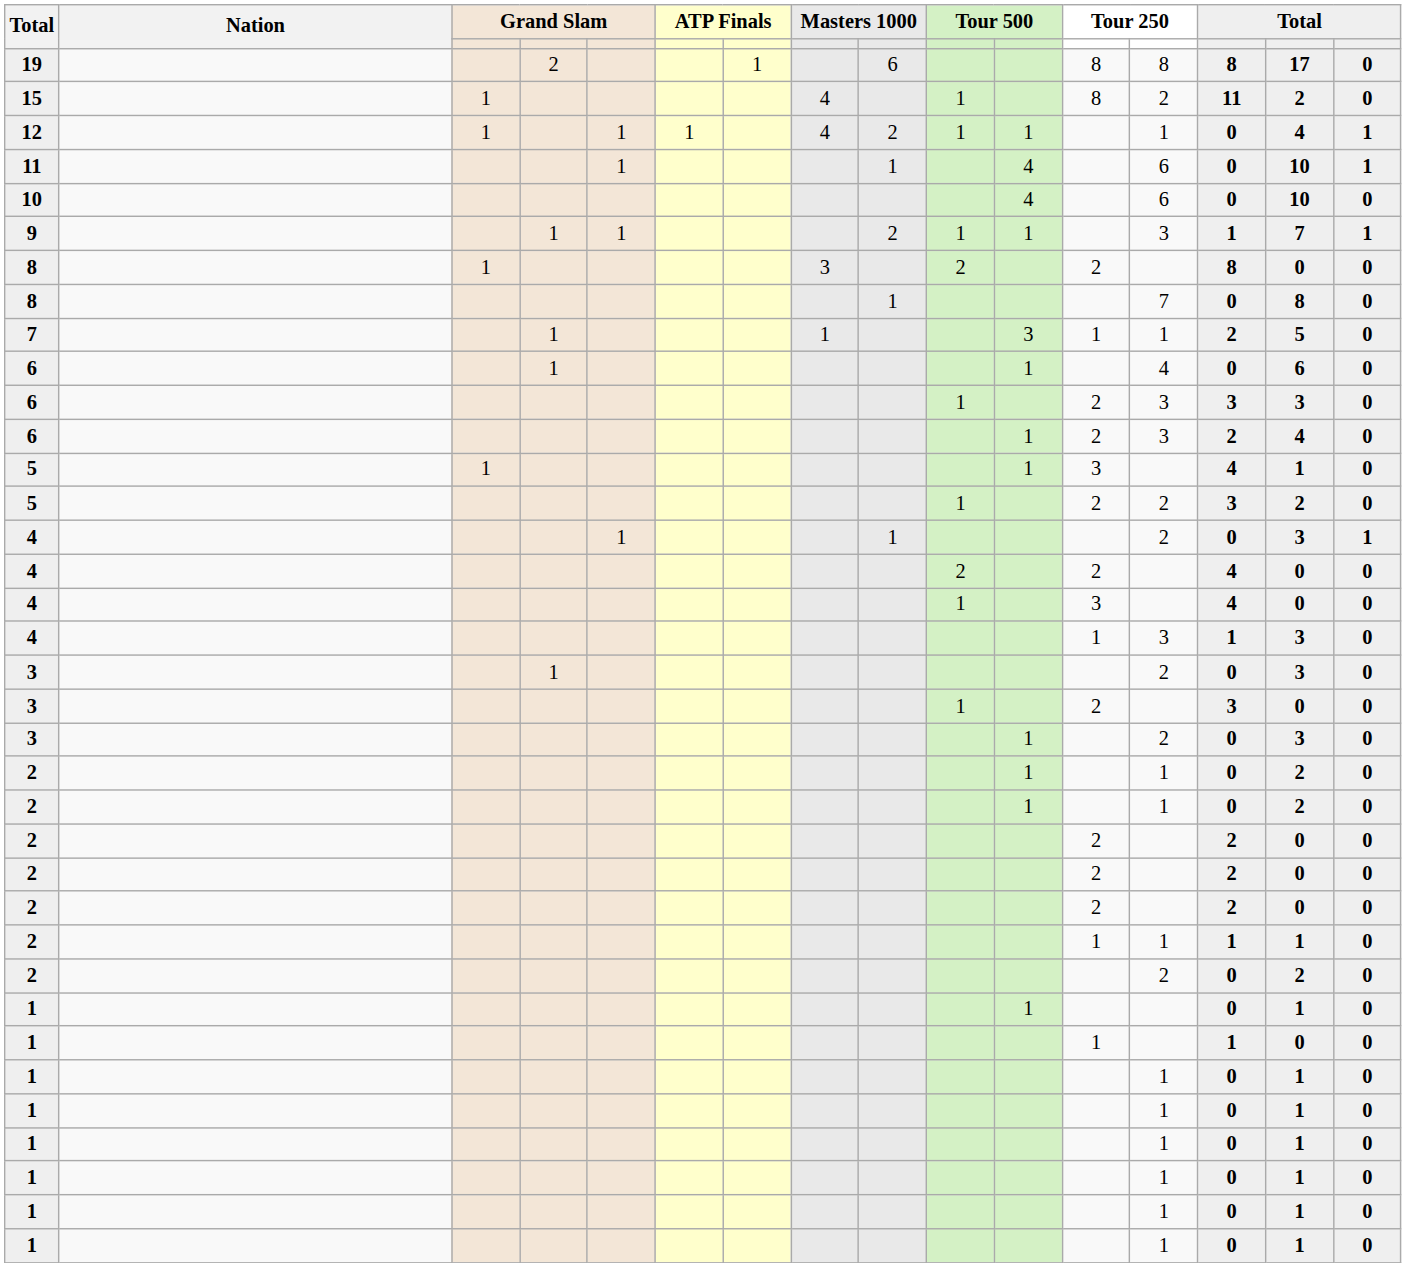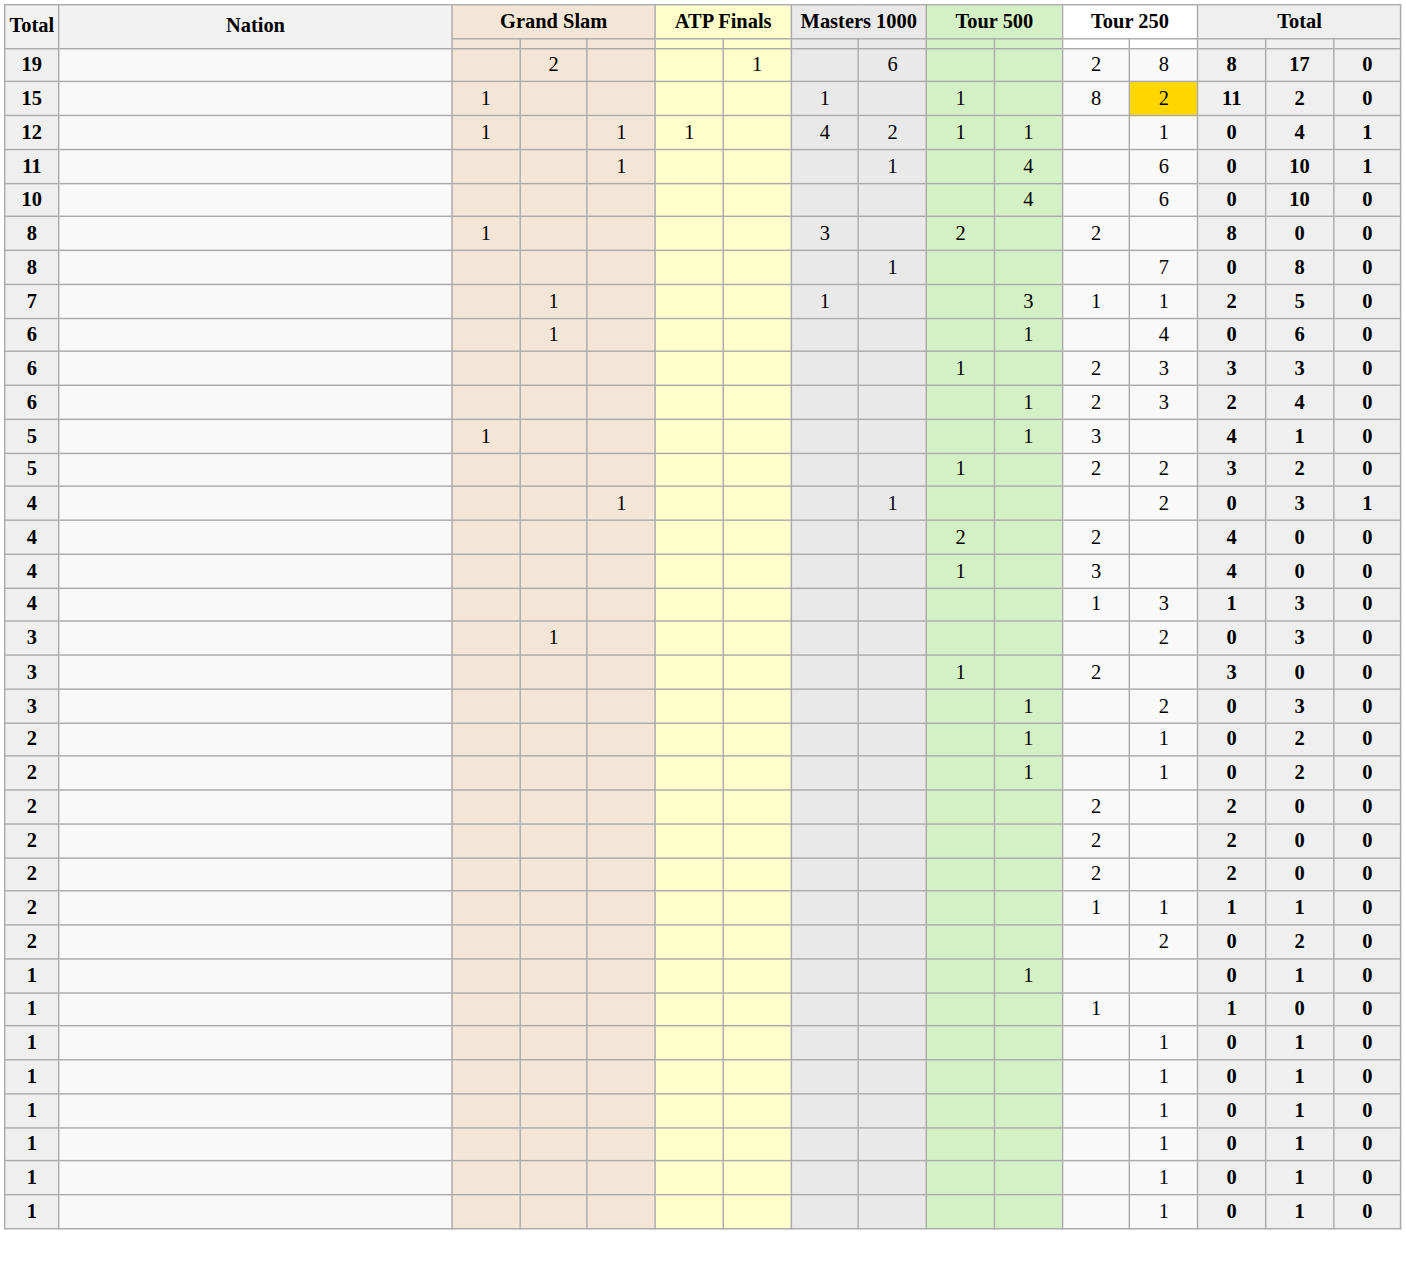(1096, 65) 8 -> (1096, 65) 2
(825, 98) 4 -> (825, 98) 1
(1164, 98) no background -> (1164, 98) gold background
- row: (32, 233)
